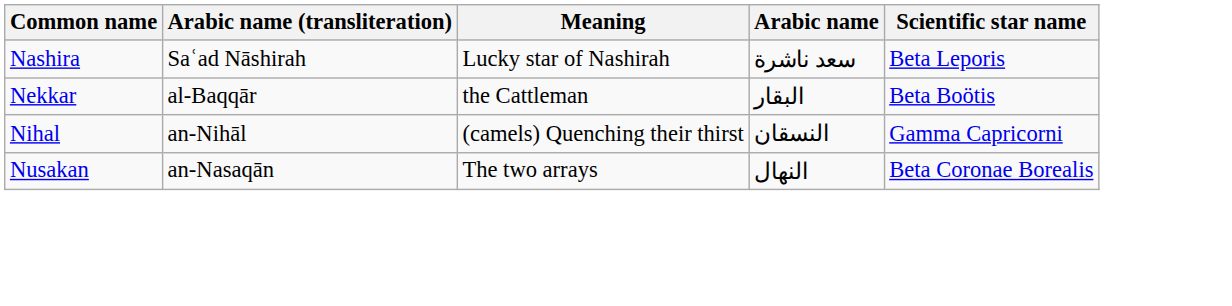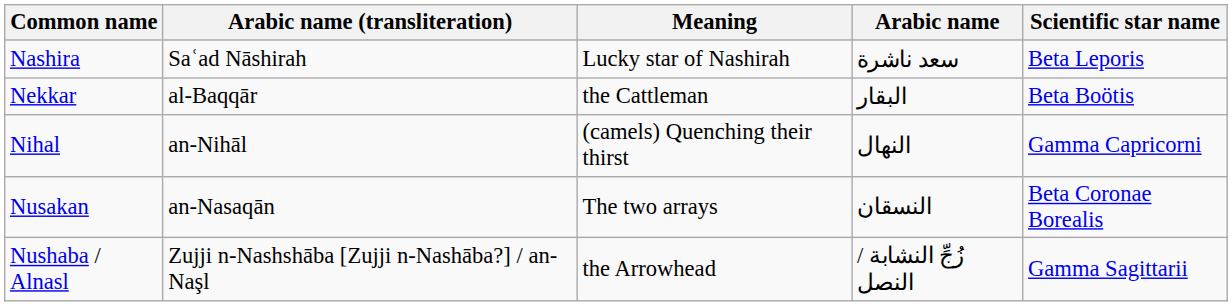(791, 133) النسقان -> (884, 145) النهال
(781, 171) النهال -> (894, 207) النسقان
+ row: (55, 268)
